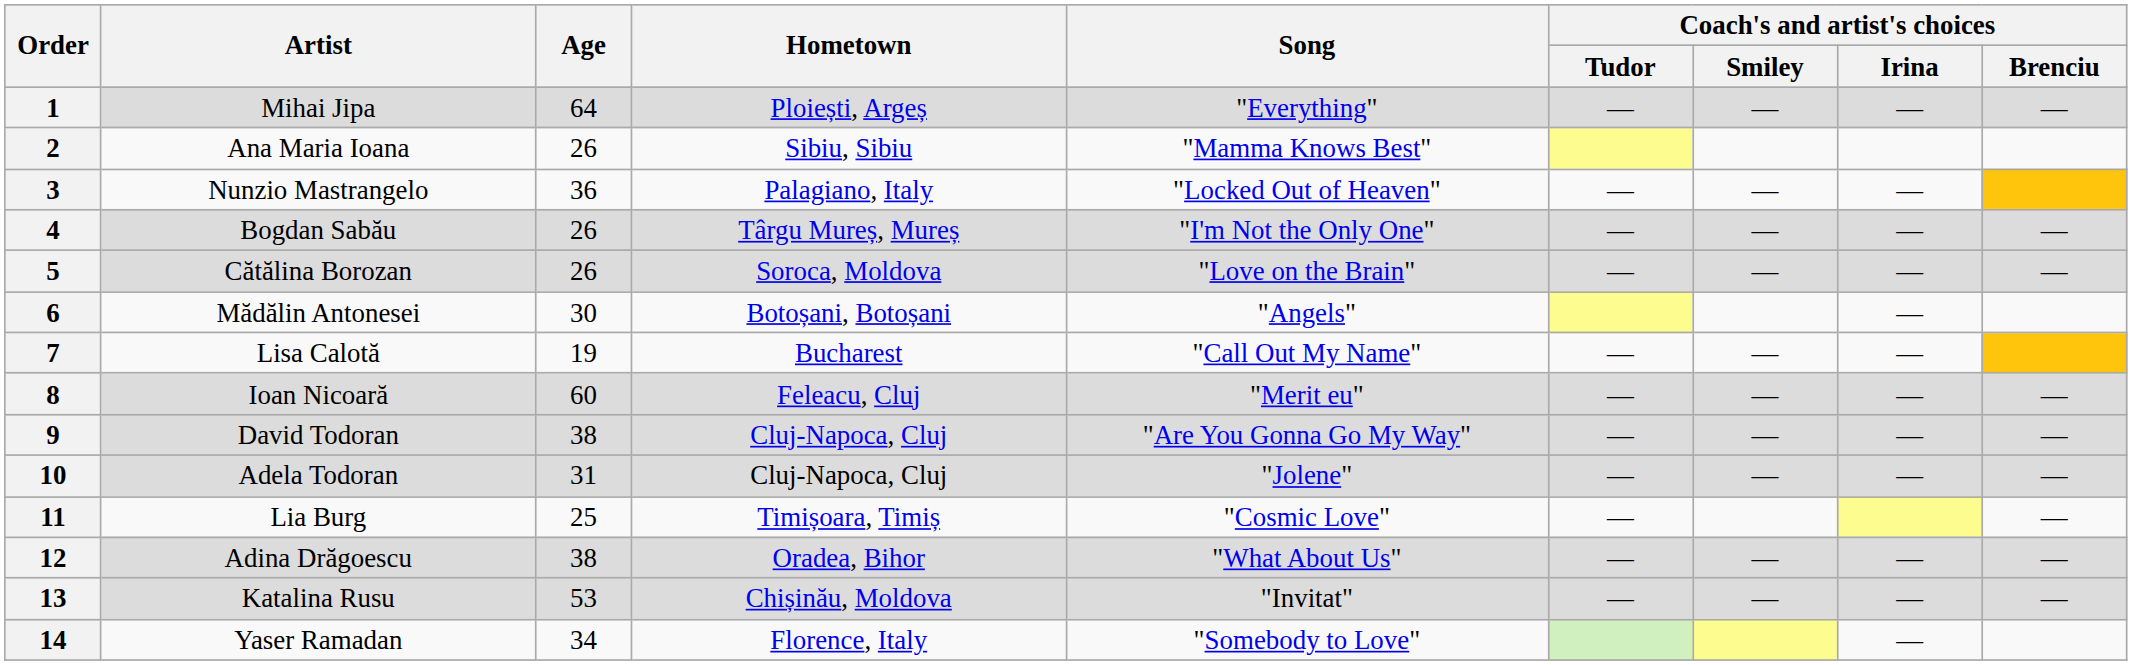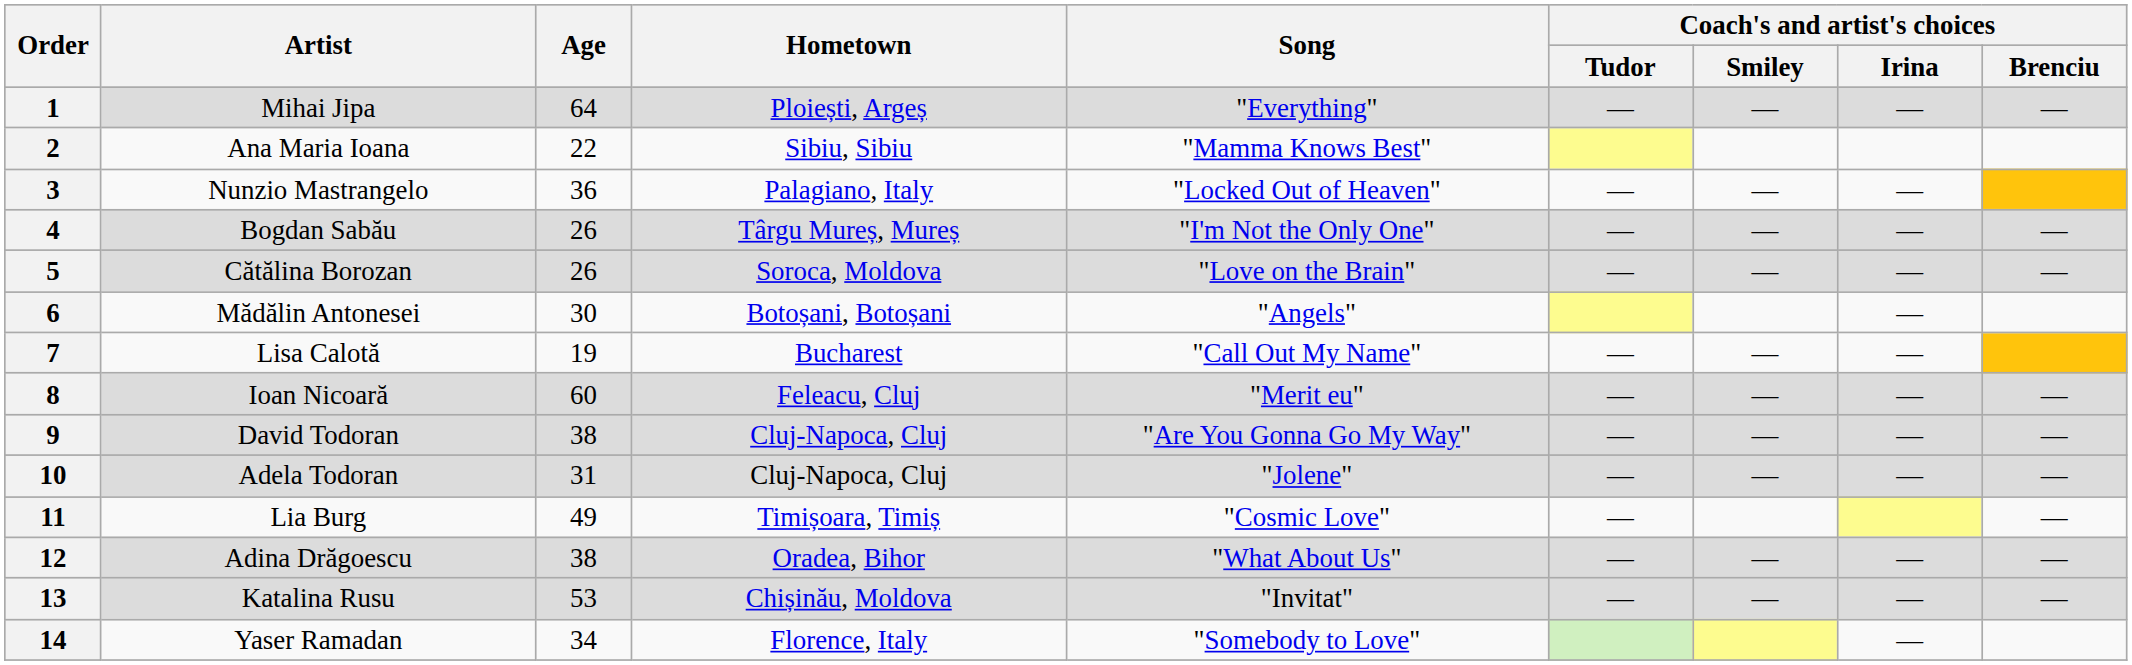(584, 148) 26 -> (584, 148) 22
(584, 517) 25 -> (584, 517) 49
